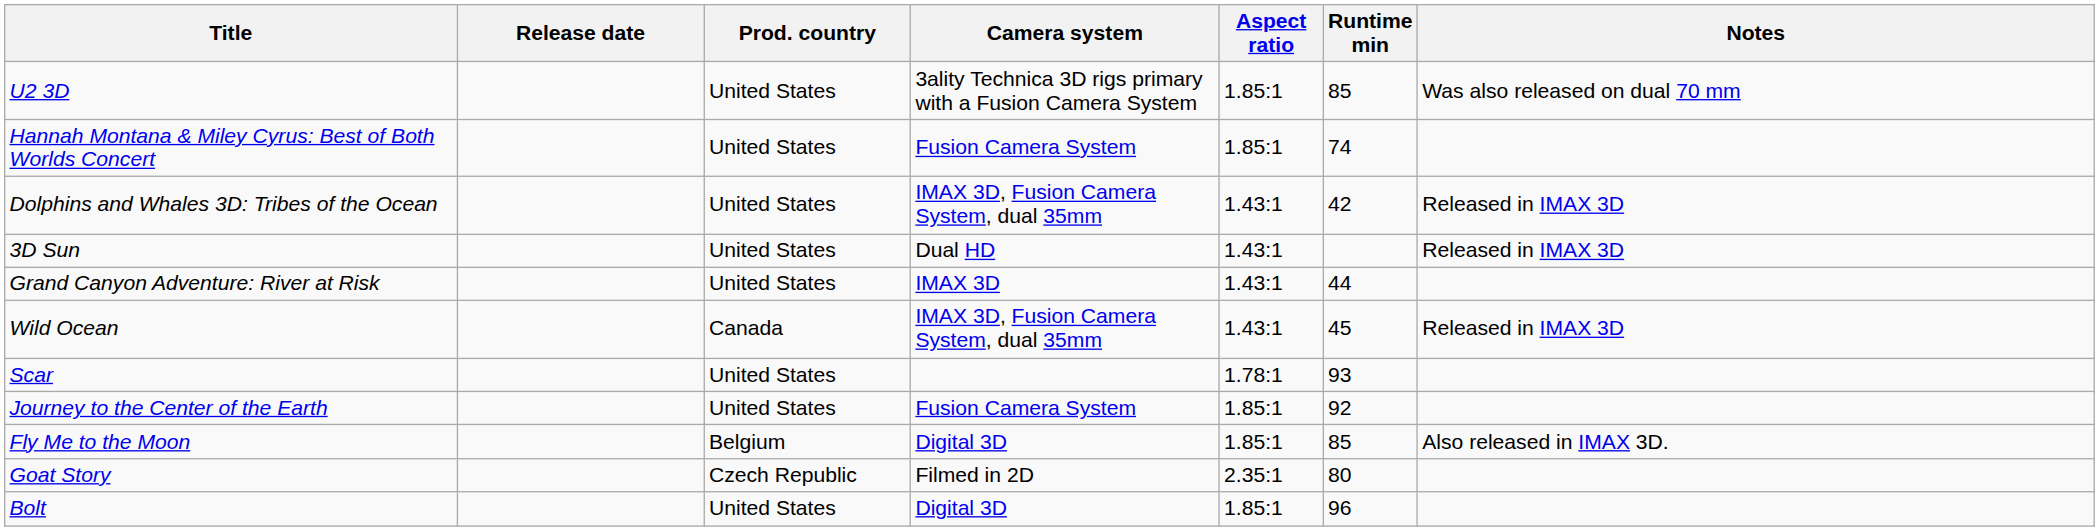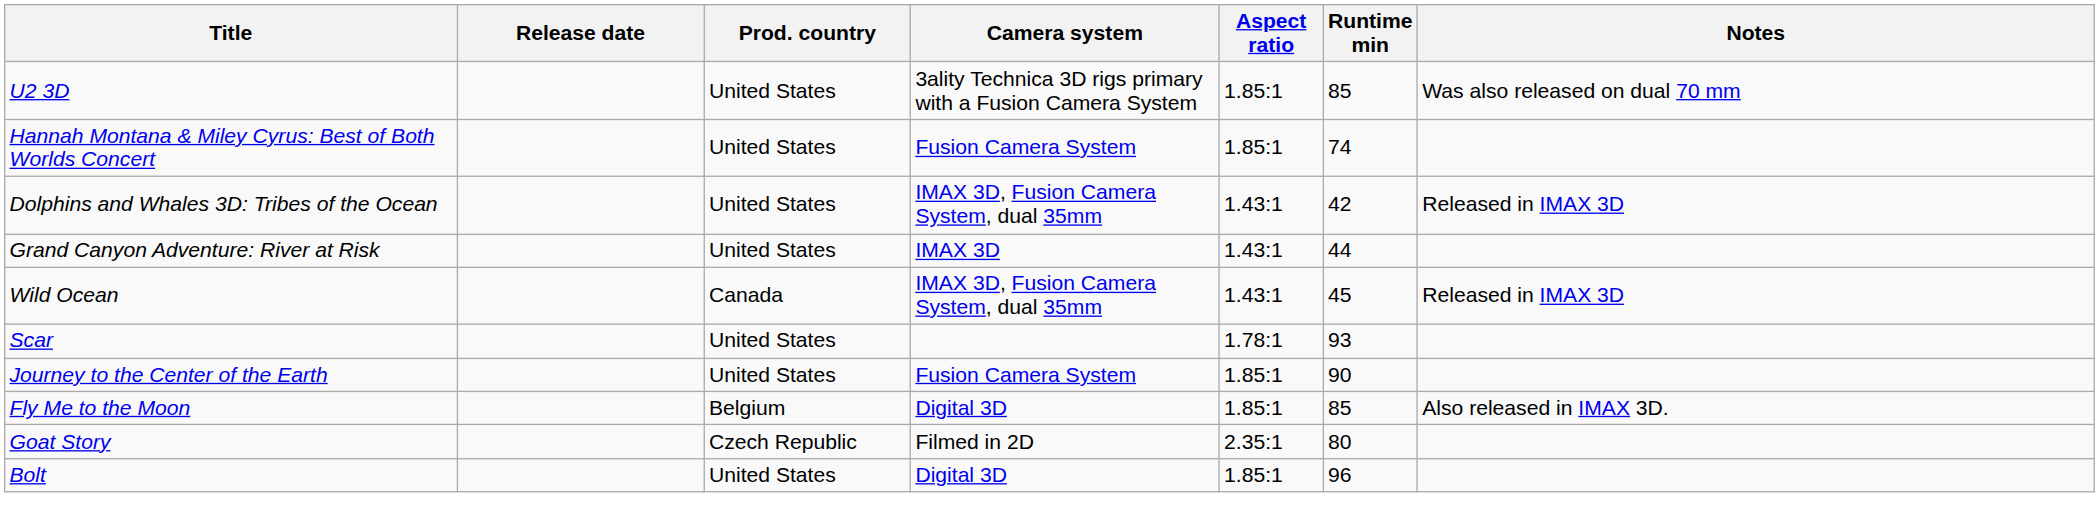- row: (45, 250)
(1340, 408) 92 -> (1340, 374) 90
